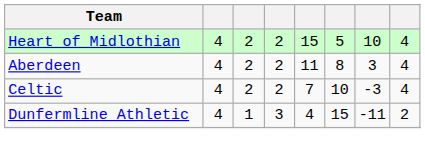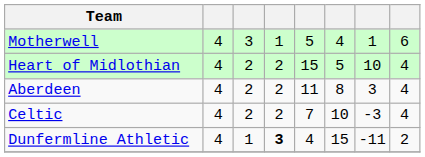+ row: (53, 41)
(279, 115) normal -> (279, 140) bold
